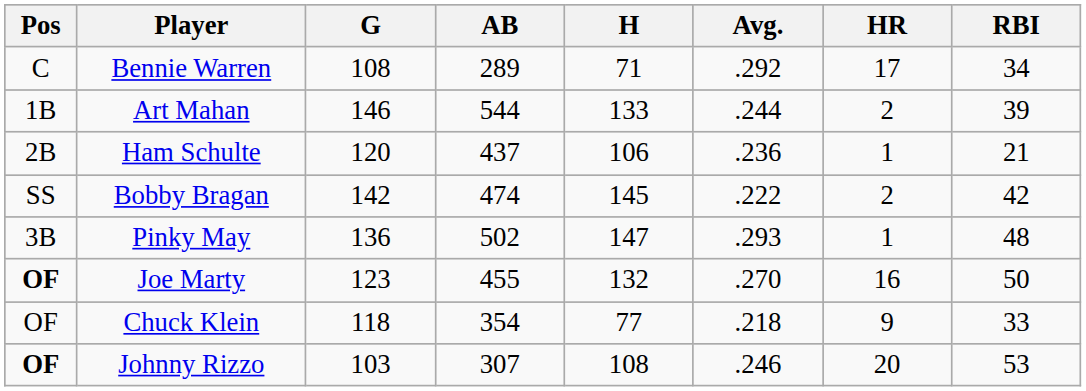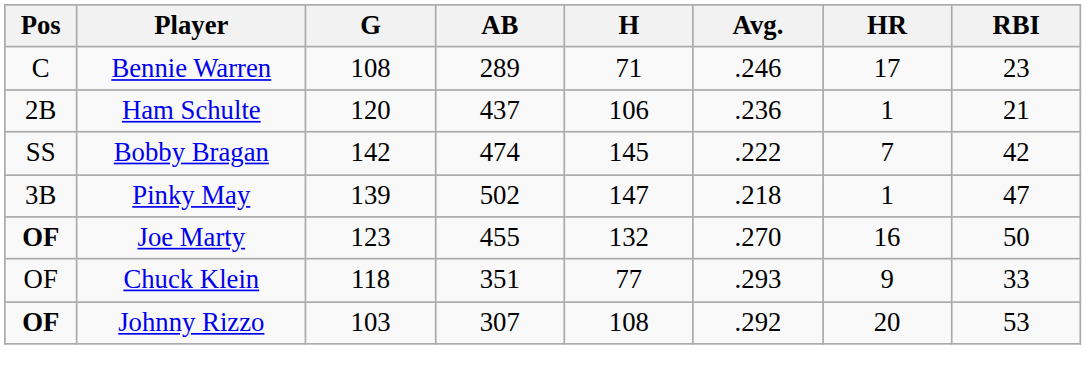(758, 68) .292 -> (758, 68) .246
(1016, 68) 34 -> (1016, 68) 23
- row: (191, 110)
(887, 195) 2 -> (887, 152) 7
(371, 237) 136 -> (371, 195) 139
(758, 237) .293 -> (758, 195) .218
(1016, 237) 48 -> (1016, 195) 47
(500, 322) 354 -> (500, 279) 351
(758, 322) .218 -> (758, 279) .293
(758, 364) .246 -> (758, 322) .292
